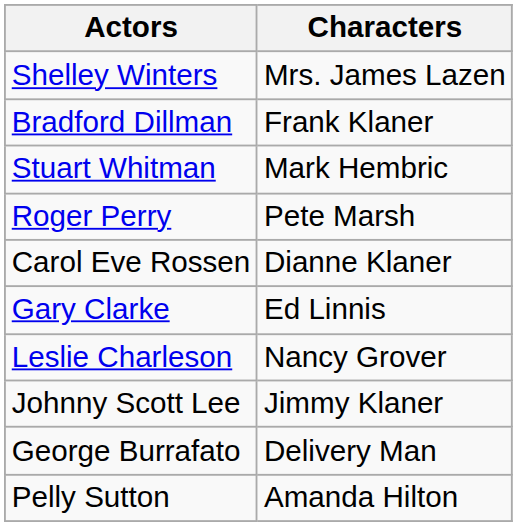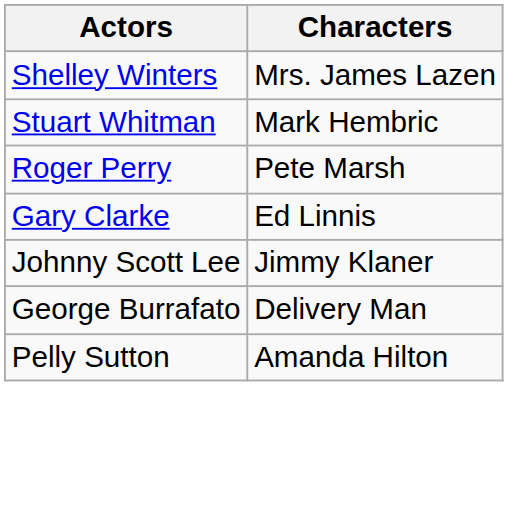- row: (122, 121)
- row: (131, 262)
- row: (122, 356)
